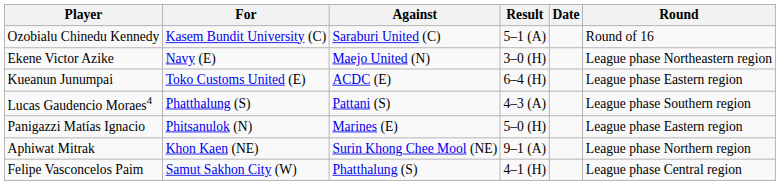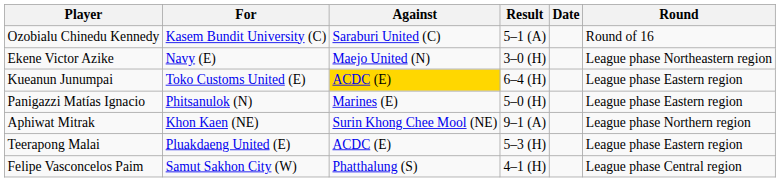(362, 79) no background -> (362, 79) gold background
- row: (80, 103)
+ row: (54, 144)
